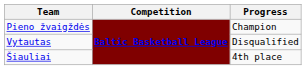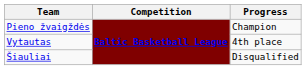(265, 42) Disqualified -> (257, 42) 4th place
(257, 57) 4th place -> (265, 57) Disqualified
